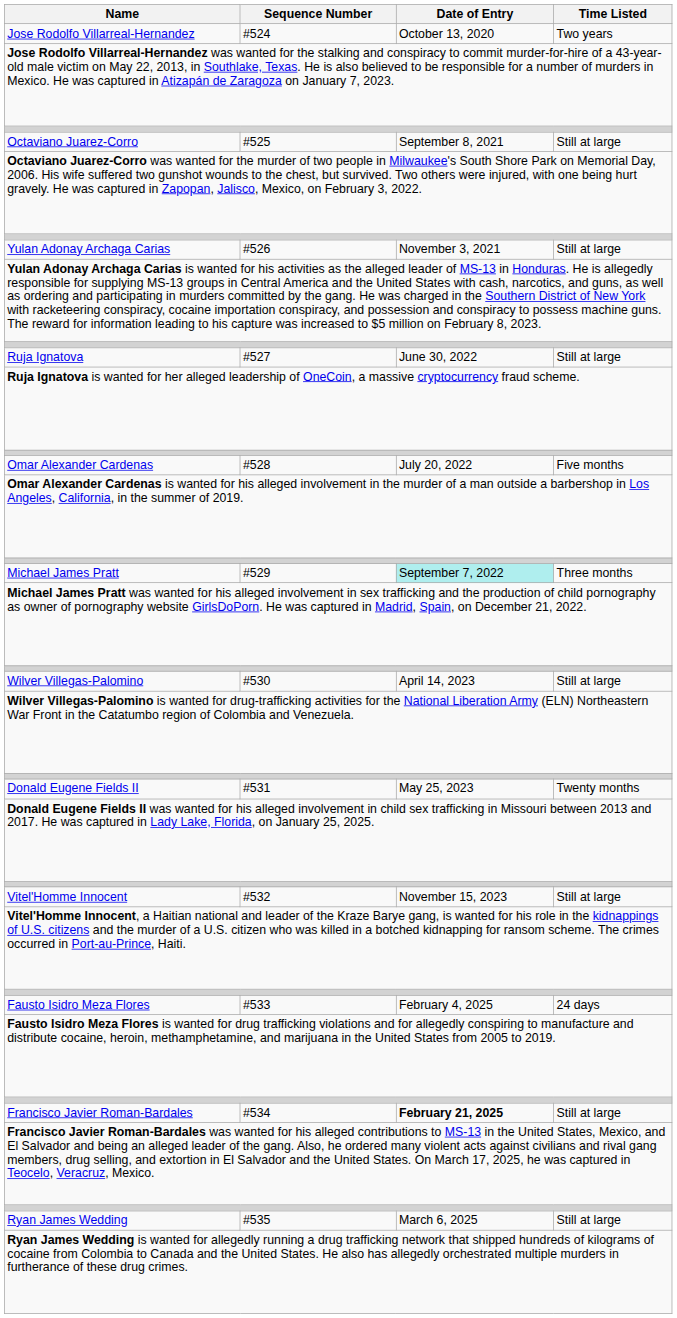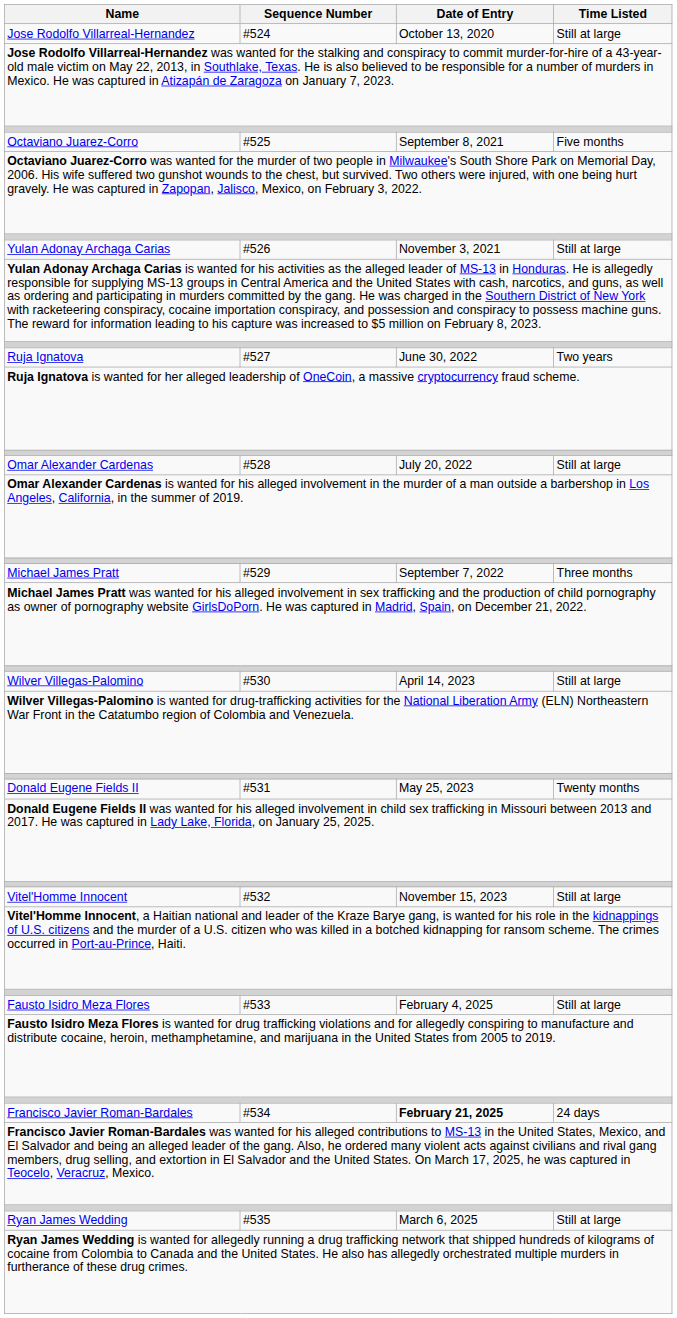(585, 33) Two years -> (589, 33) Still at large
(589, 141) Still at large -> (590, 141) Five months
(589, 357) Still at large -> (585, 357) Two years
(590, 465) Five months -> (589, 465) Still at large
(451, 573) paleturquoise background -> (451, 573) no background
(578, 1004) 24 days -> (589, 1004) Still at large
(589, 1112) Still at large -> (578, 1112) 24 days
